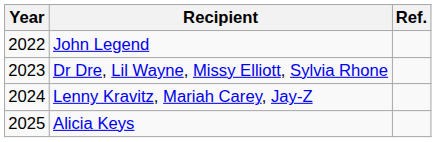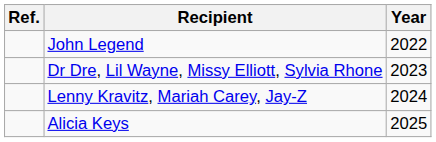columns swapped: (27, 17) <-> (411, 17)
